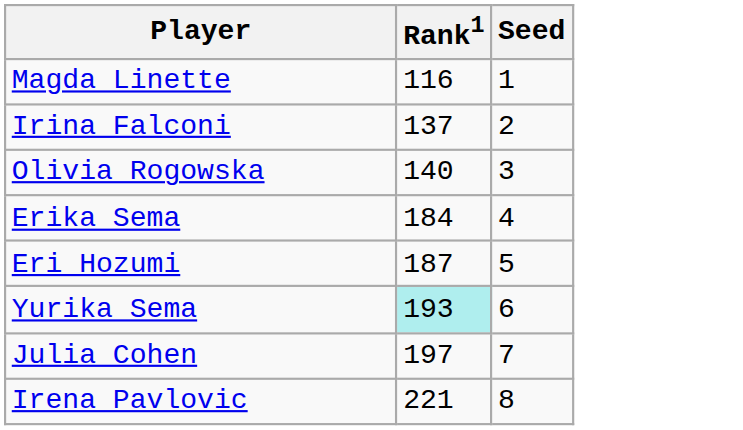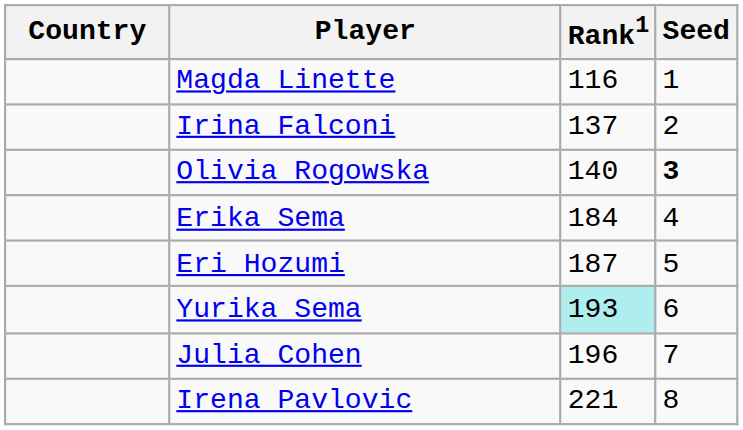+ column: (87, 32)
(506, 172) normal -> (671, 172) bold
(428, 356) 197 -> (593, 356) 196
